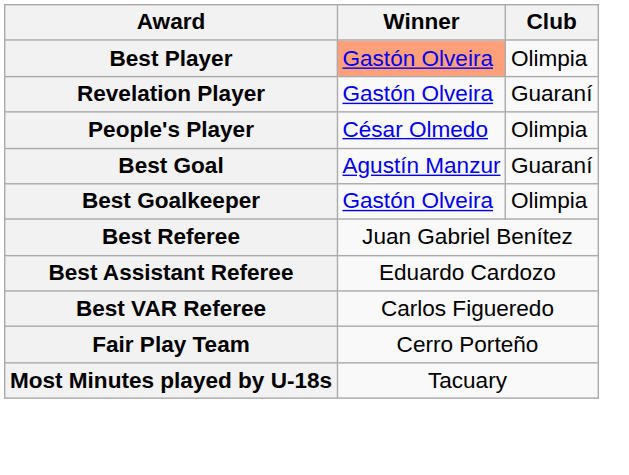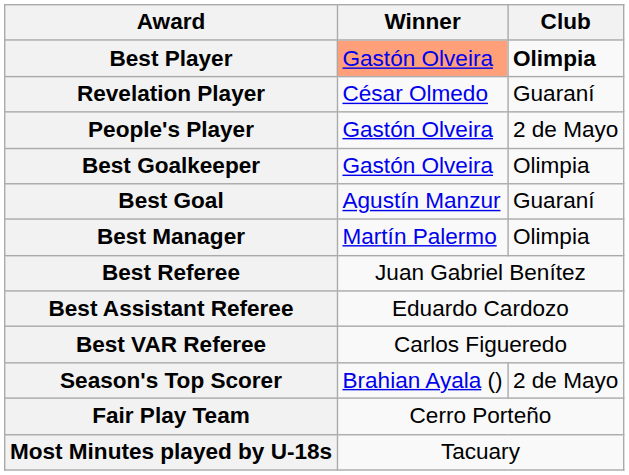(549, 58) normal -> (554, 58) bold
(418, 93) Gastón Olveira -> (415, 93) César Olmedo
(415, 129) César Olmedo -> (418, 129) Gastón Olveira
(549, 129) Olimpia -> (566, 129) 2 de Mayo
rows swapped: (171, 165) <-> (171, 201)
+ row: (171, 237)
+ row: (171, 380)
